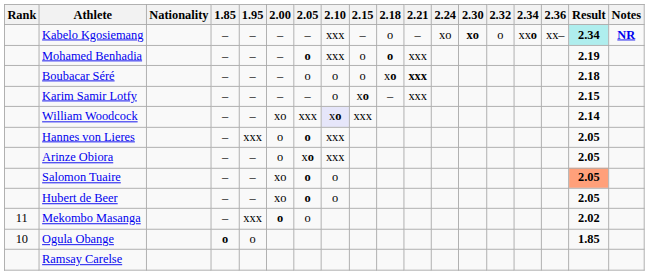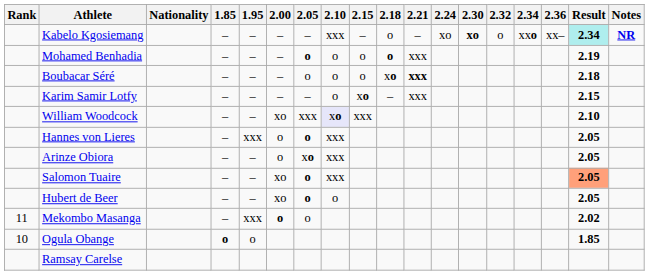(335, 55) xxx -> (335, 55) o
(589, 116) 2.14 -> (589, 116) 2.10
(335, 177) o -> (335, 177) xxx
